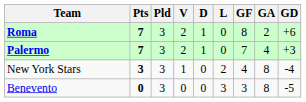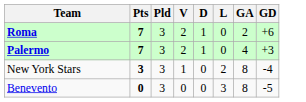- column: (244, 13)
